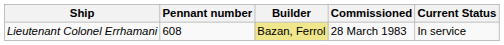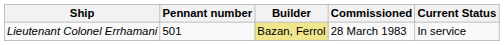(172, 31) 608 -> (172, 31) 501
